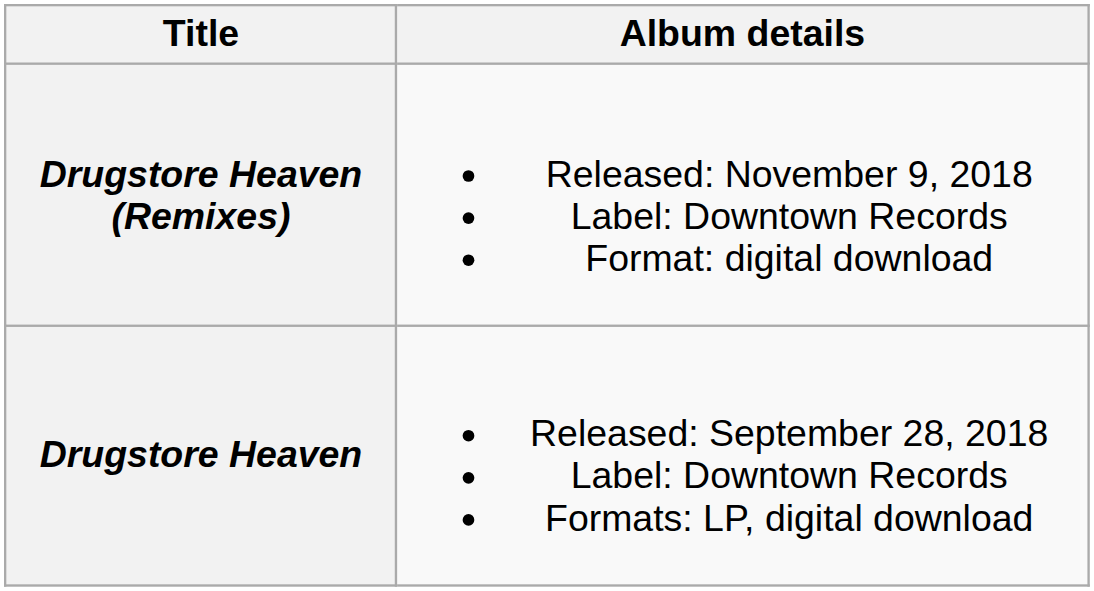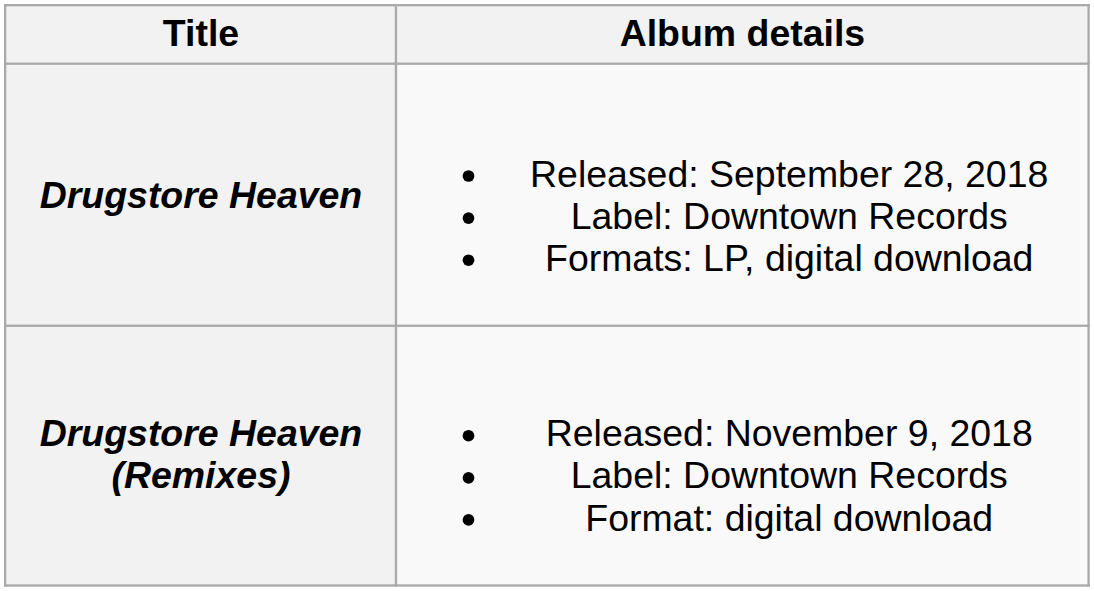rows swapped: (201, 454) <-> (201, 194)
